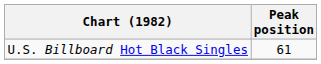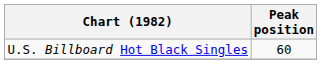(284, 49) 61 -> (284, 49) 60
